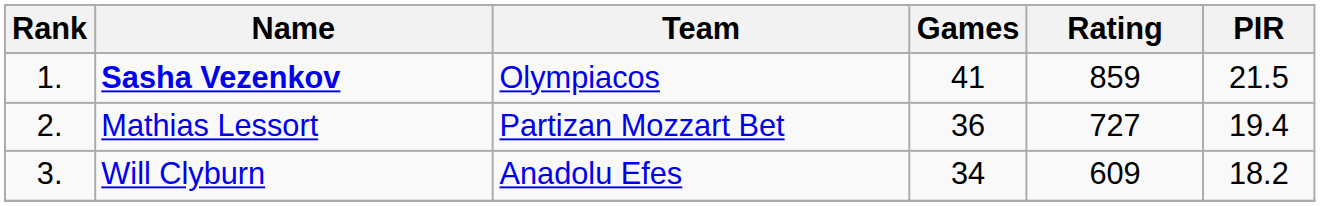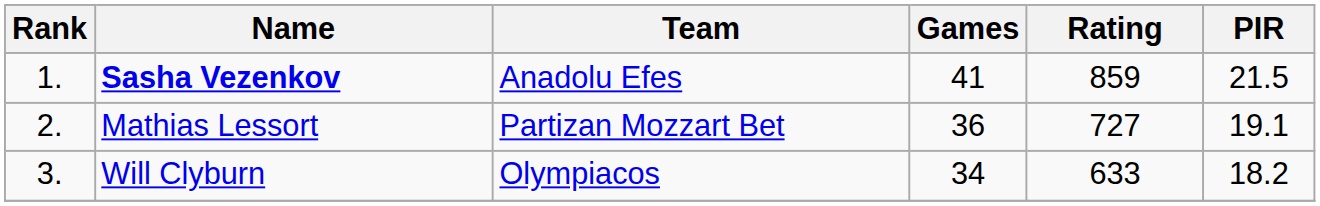(580, 77) Olympiacos -> (591, 77) Anadolu Efes
(1259, 126) 19.4 -> (1259, 126) 19.1
(591, 175) Anadolu Efes -> (580, 175) Olympiacos
(1115, 175) 609 -> (1115, 175) 633
